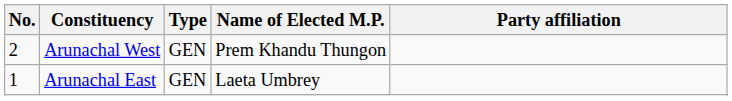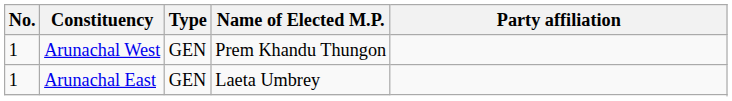(13, 49) 2 -> (13, 49) 1
